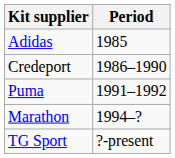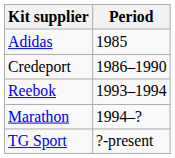- row: (26, 91)
+ row: (32, 91)
